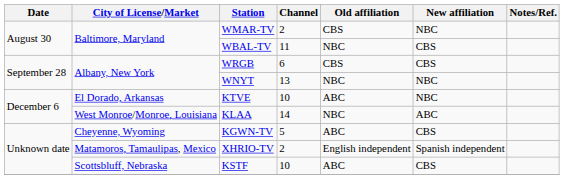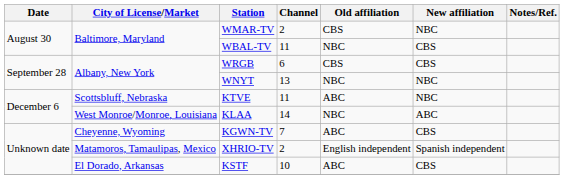(119, 98) El Dorado, Arkansas -> (121, 98) Scottsbluff, Nebraska
(285, 98) 10 -> (284, 98) 11
(282, 132) 5 -> (282, 132) 7
(121, 166) Scottsbluff, Nebraska -> (119, 166) El Dorado, Arkansas
